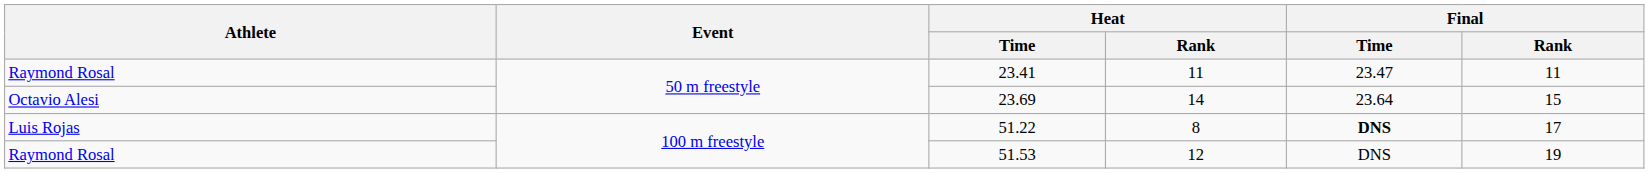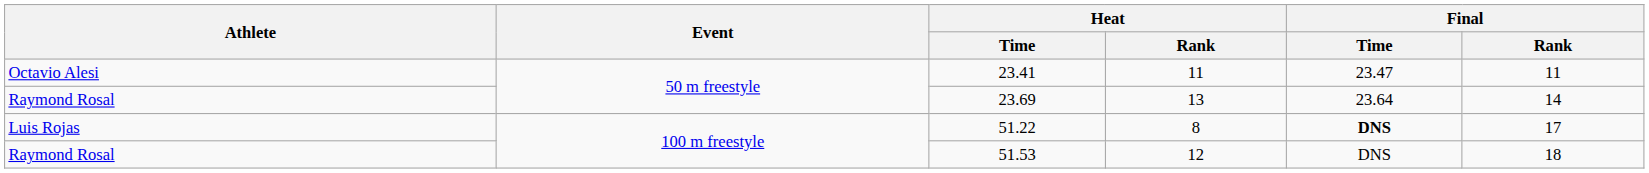(62, 72) Raymond Rosal -> (54, 72) Octavio Alesi
(54, 100) Octavio Alesi -> (62, 100) Raymond Rosal
(1196, 100) 14 -> (1196, 100) 13
(1553, 100) 15 -> (1553, 100) 14
(1553, 154) 19 -> (1553, 154) 18
